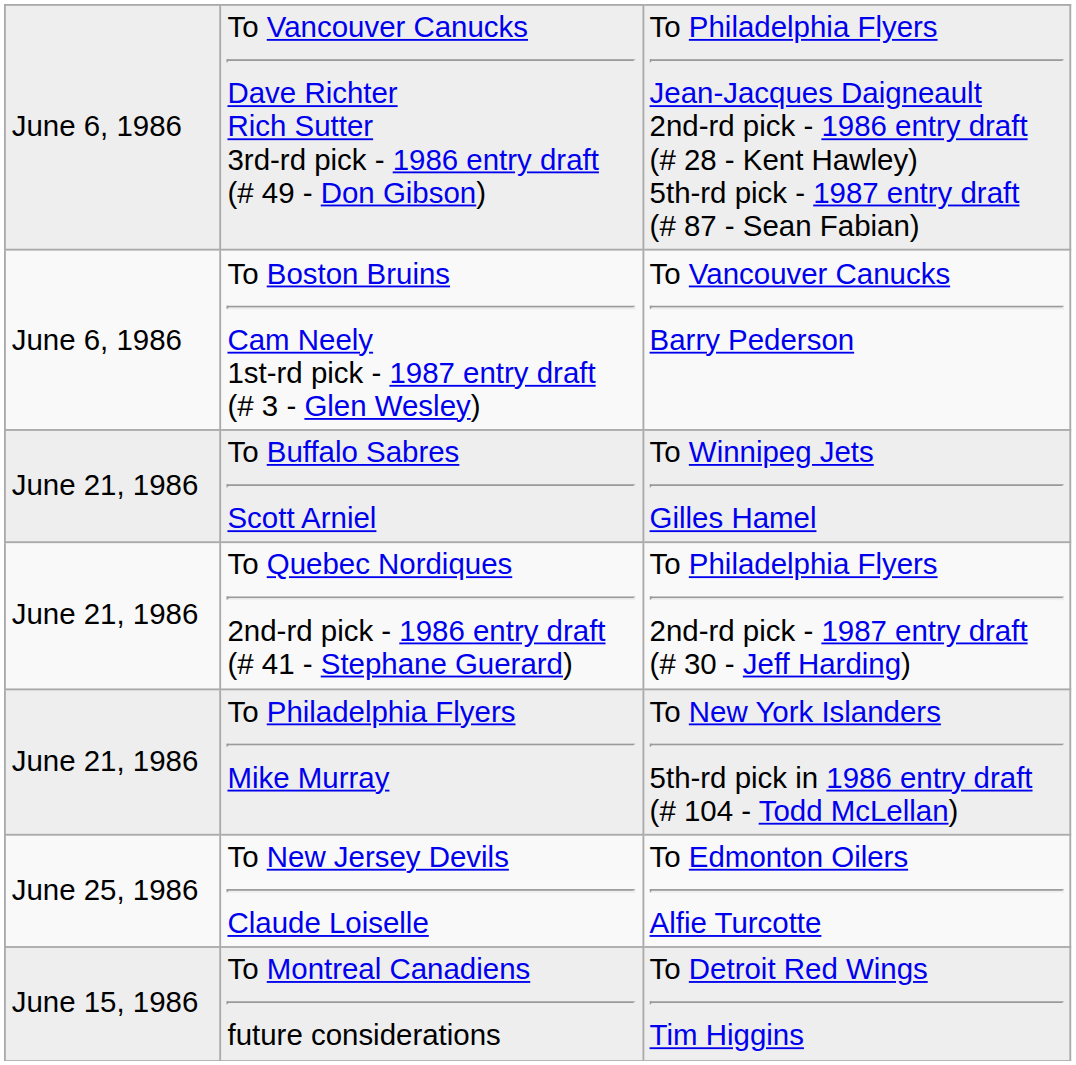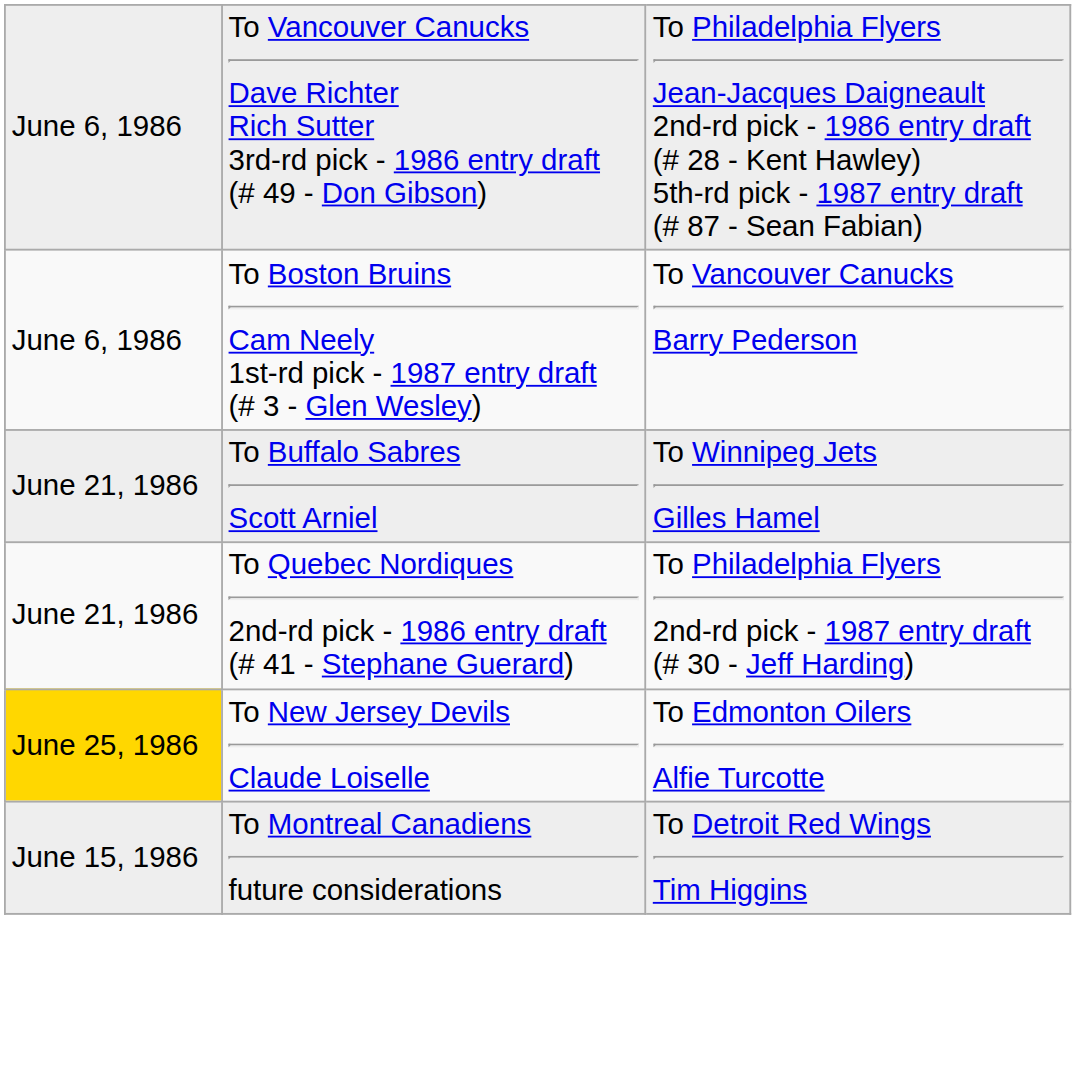- row: (432, 744)
(105, 890) no background -> (105, 744) gold background
